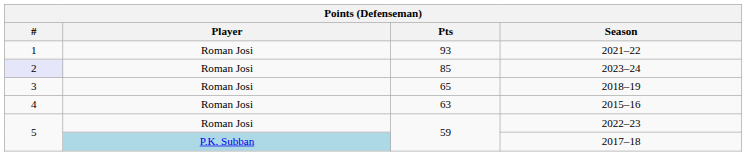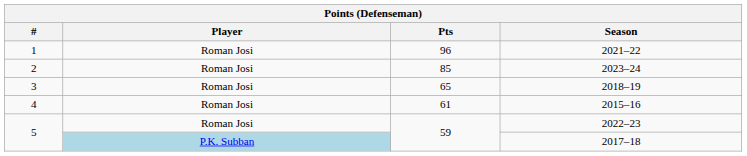(446, 50) 93 -> (446, 50) 96
(34, 68) lavender background -> (34, 68) no background
(446, 105) 63 -> (446, 105) 61
